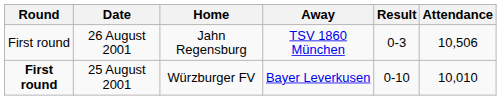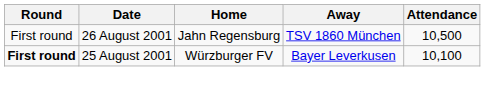- column: (397, 14)
(458, 42) 10,506 -> (442, 35) 10,500
(458, 77) 10,010 -> (442, 55) 10,100
